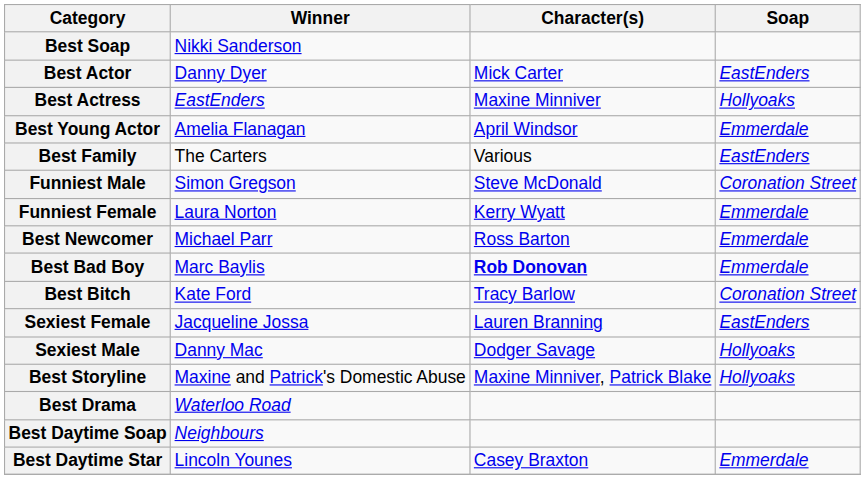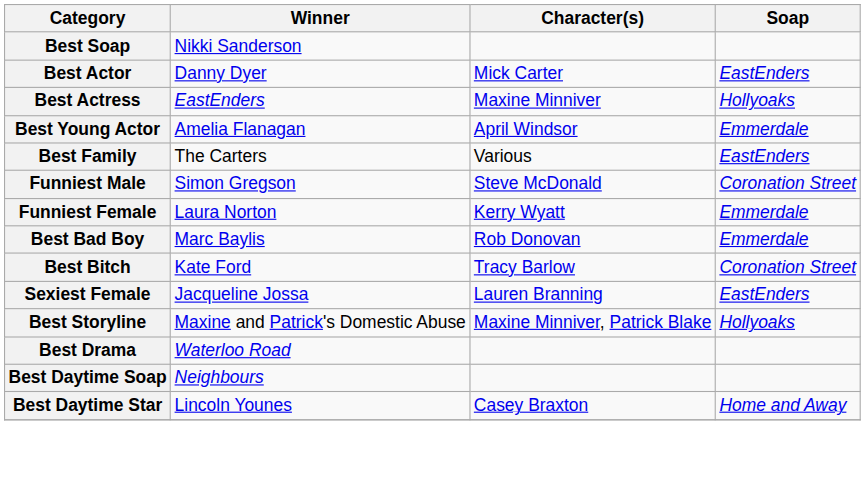- row: (88, 239)
(531, 267) bold -> (527, 239) normal
- row: (88, 350)
(764, 460) Emmerdale -> (783, 405) Home and Away
